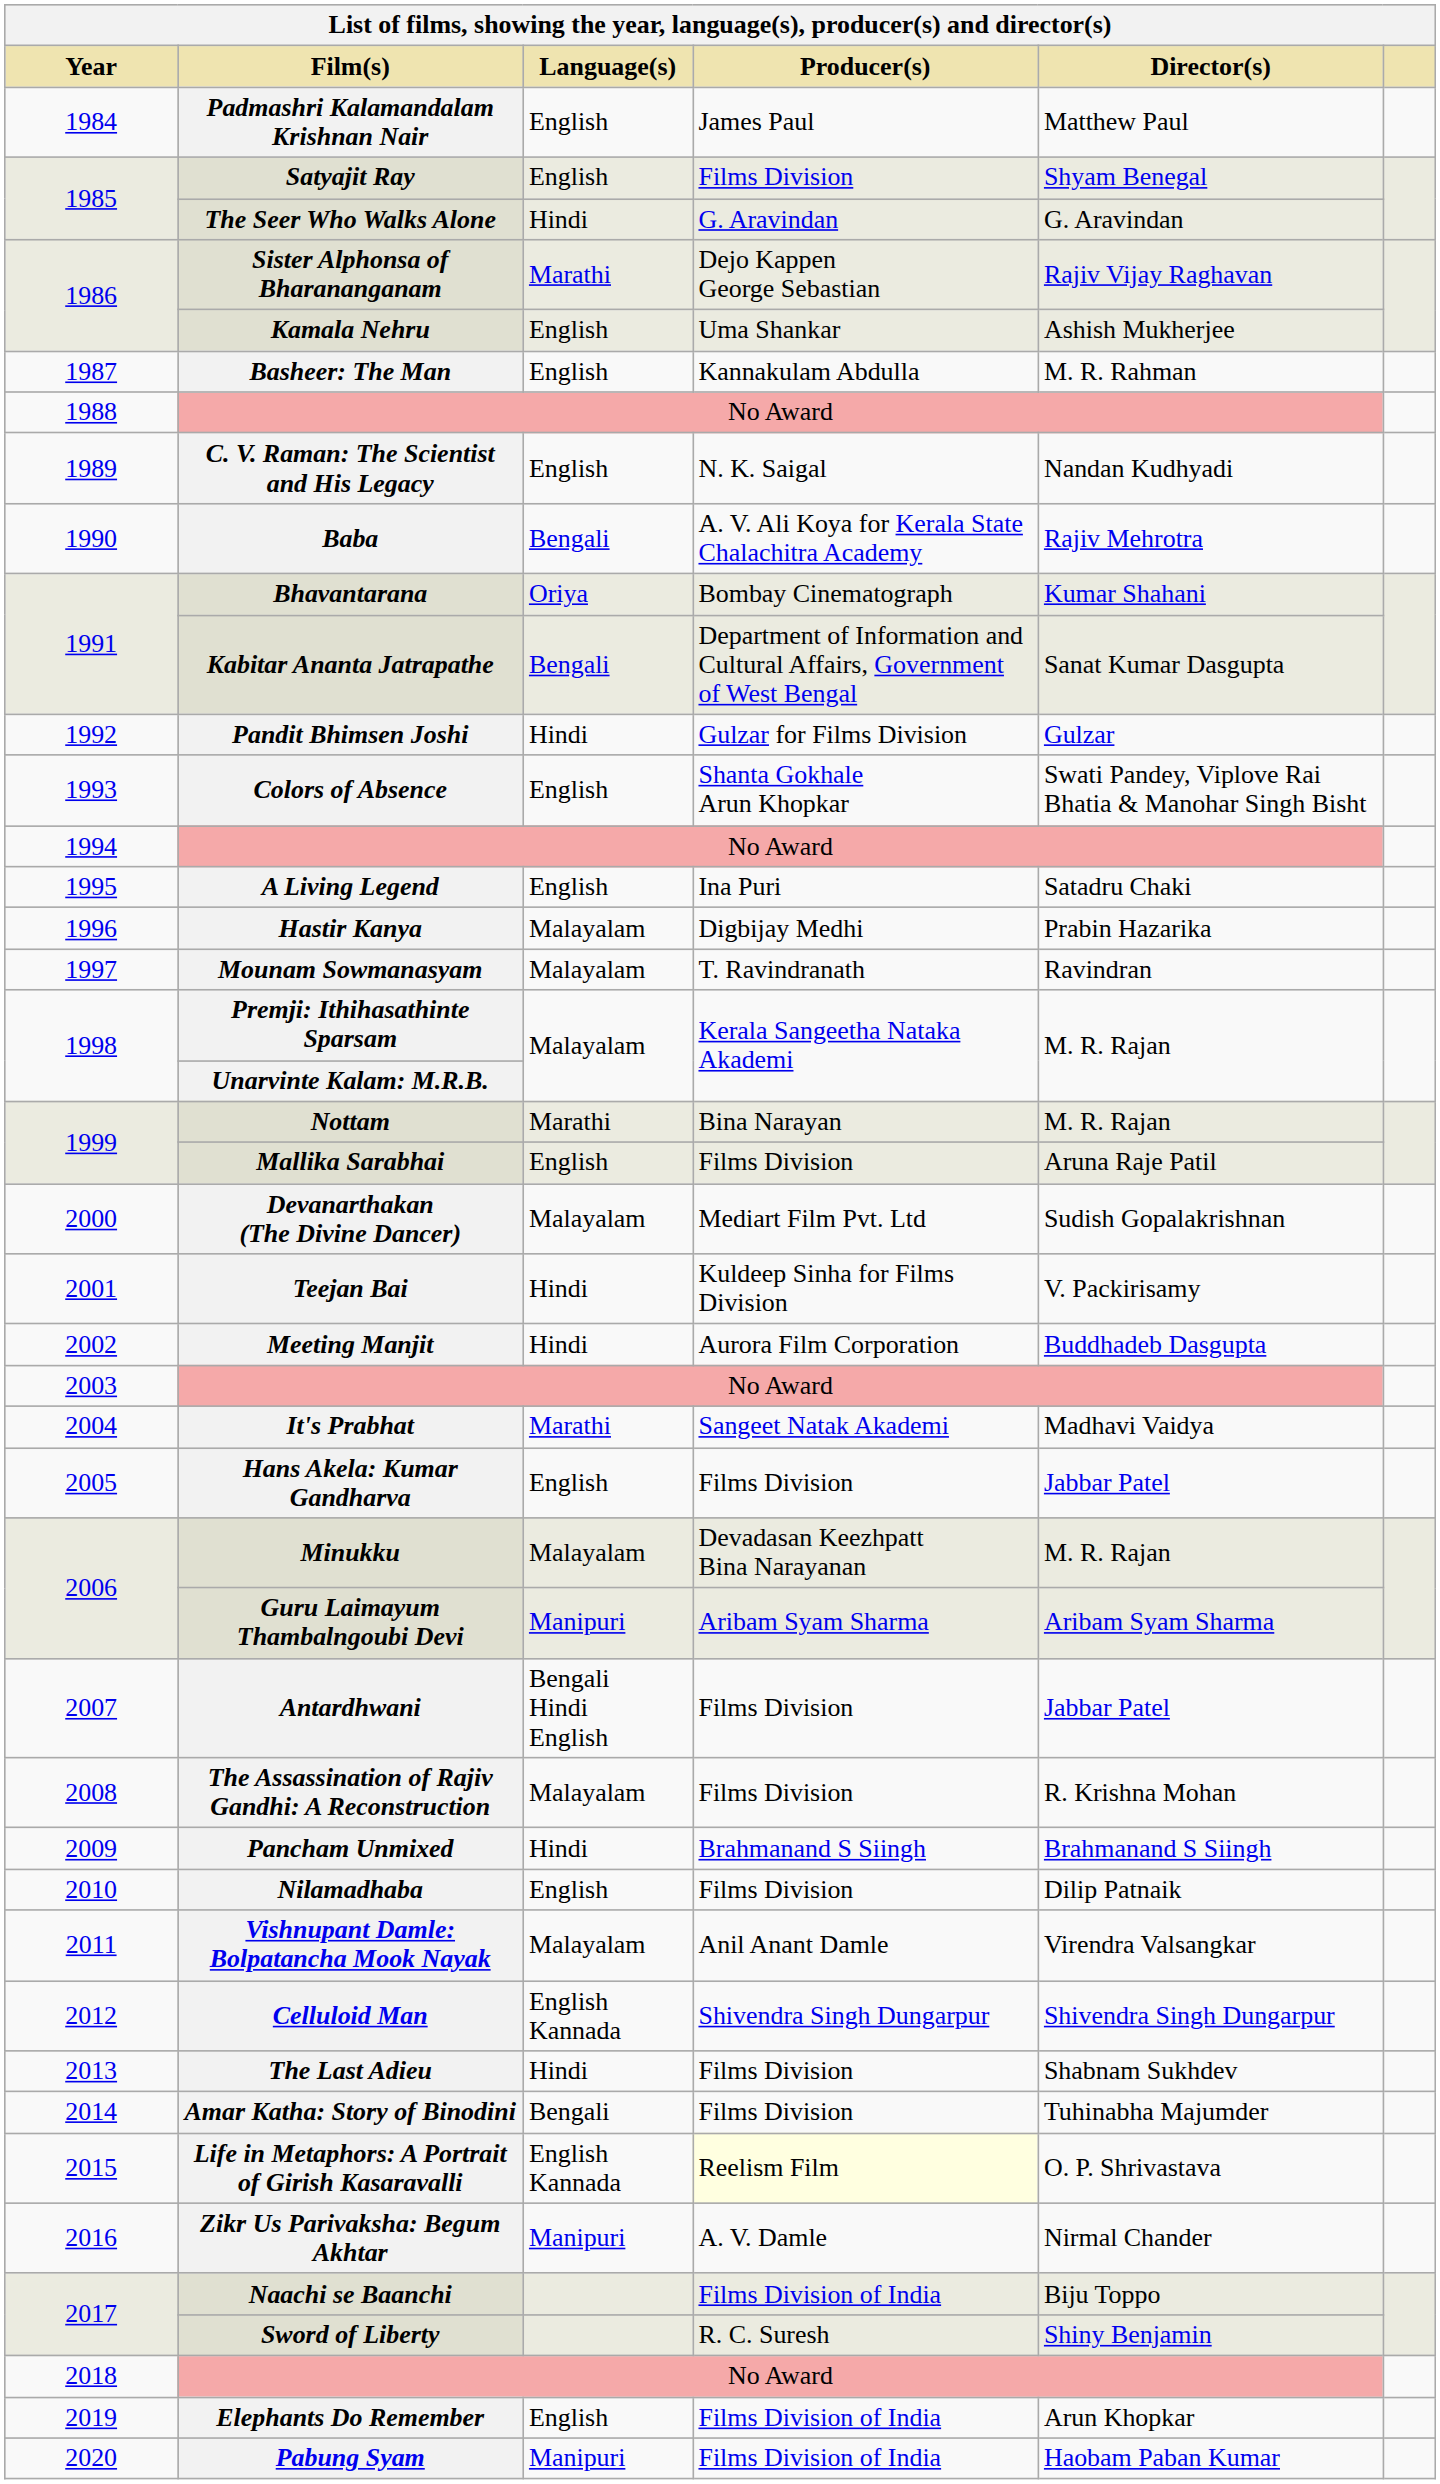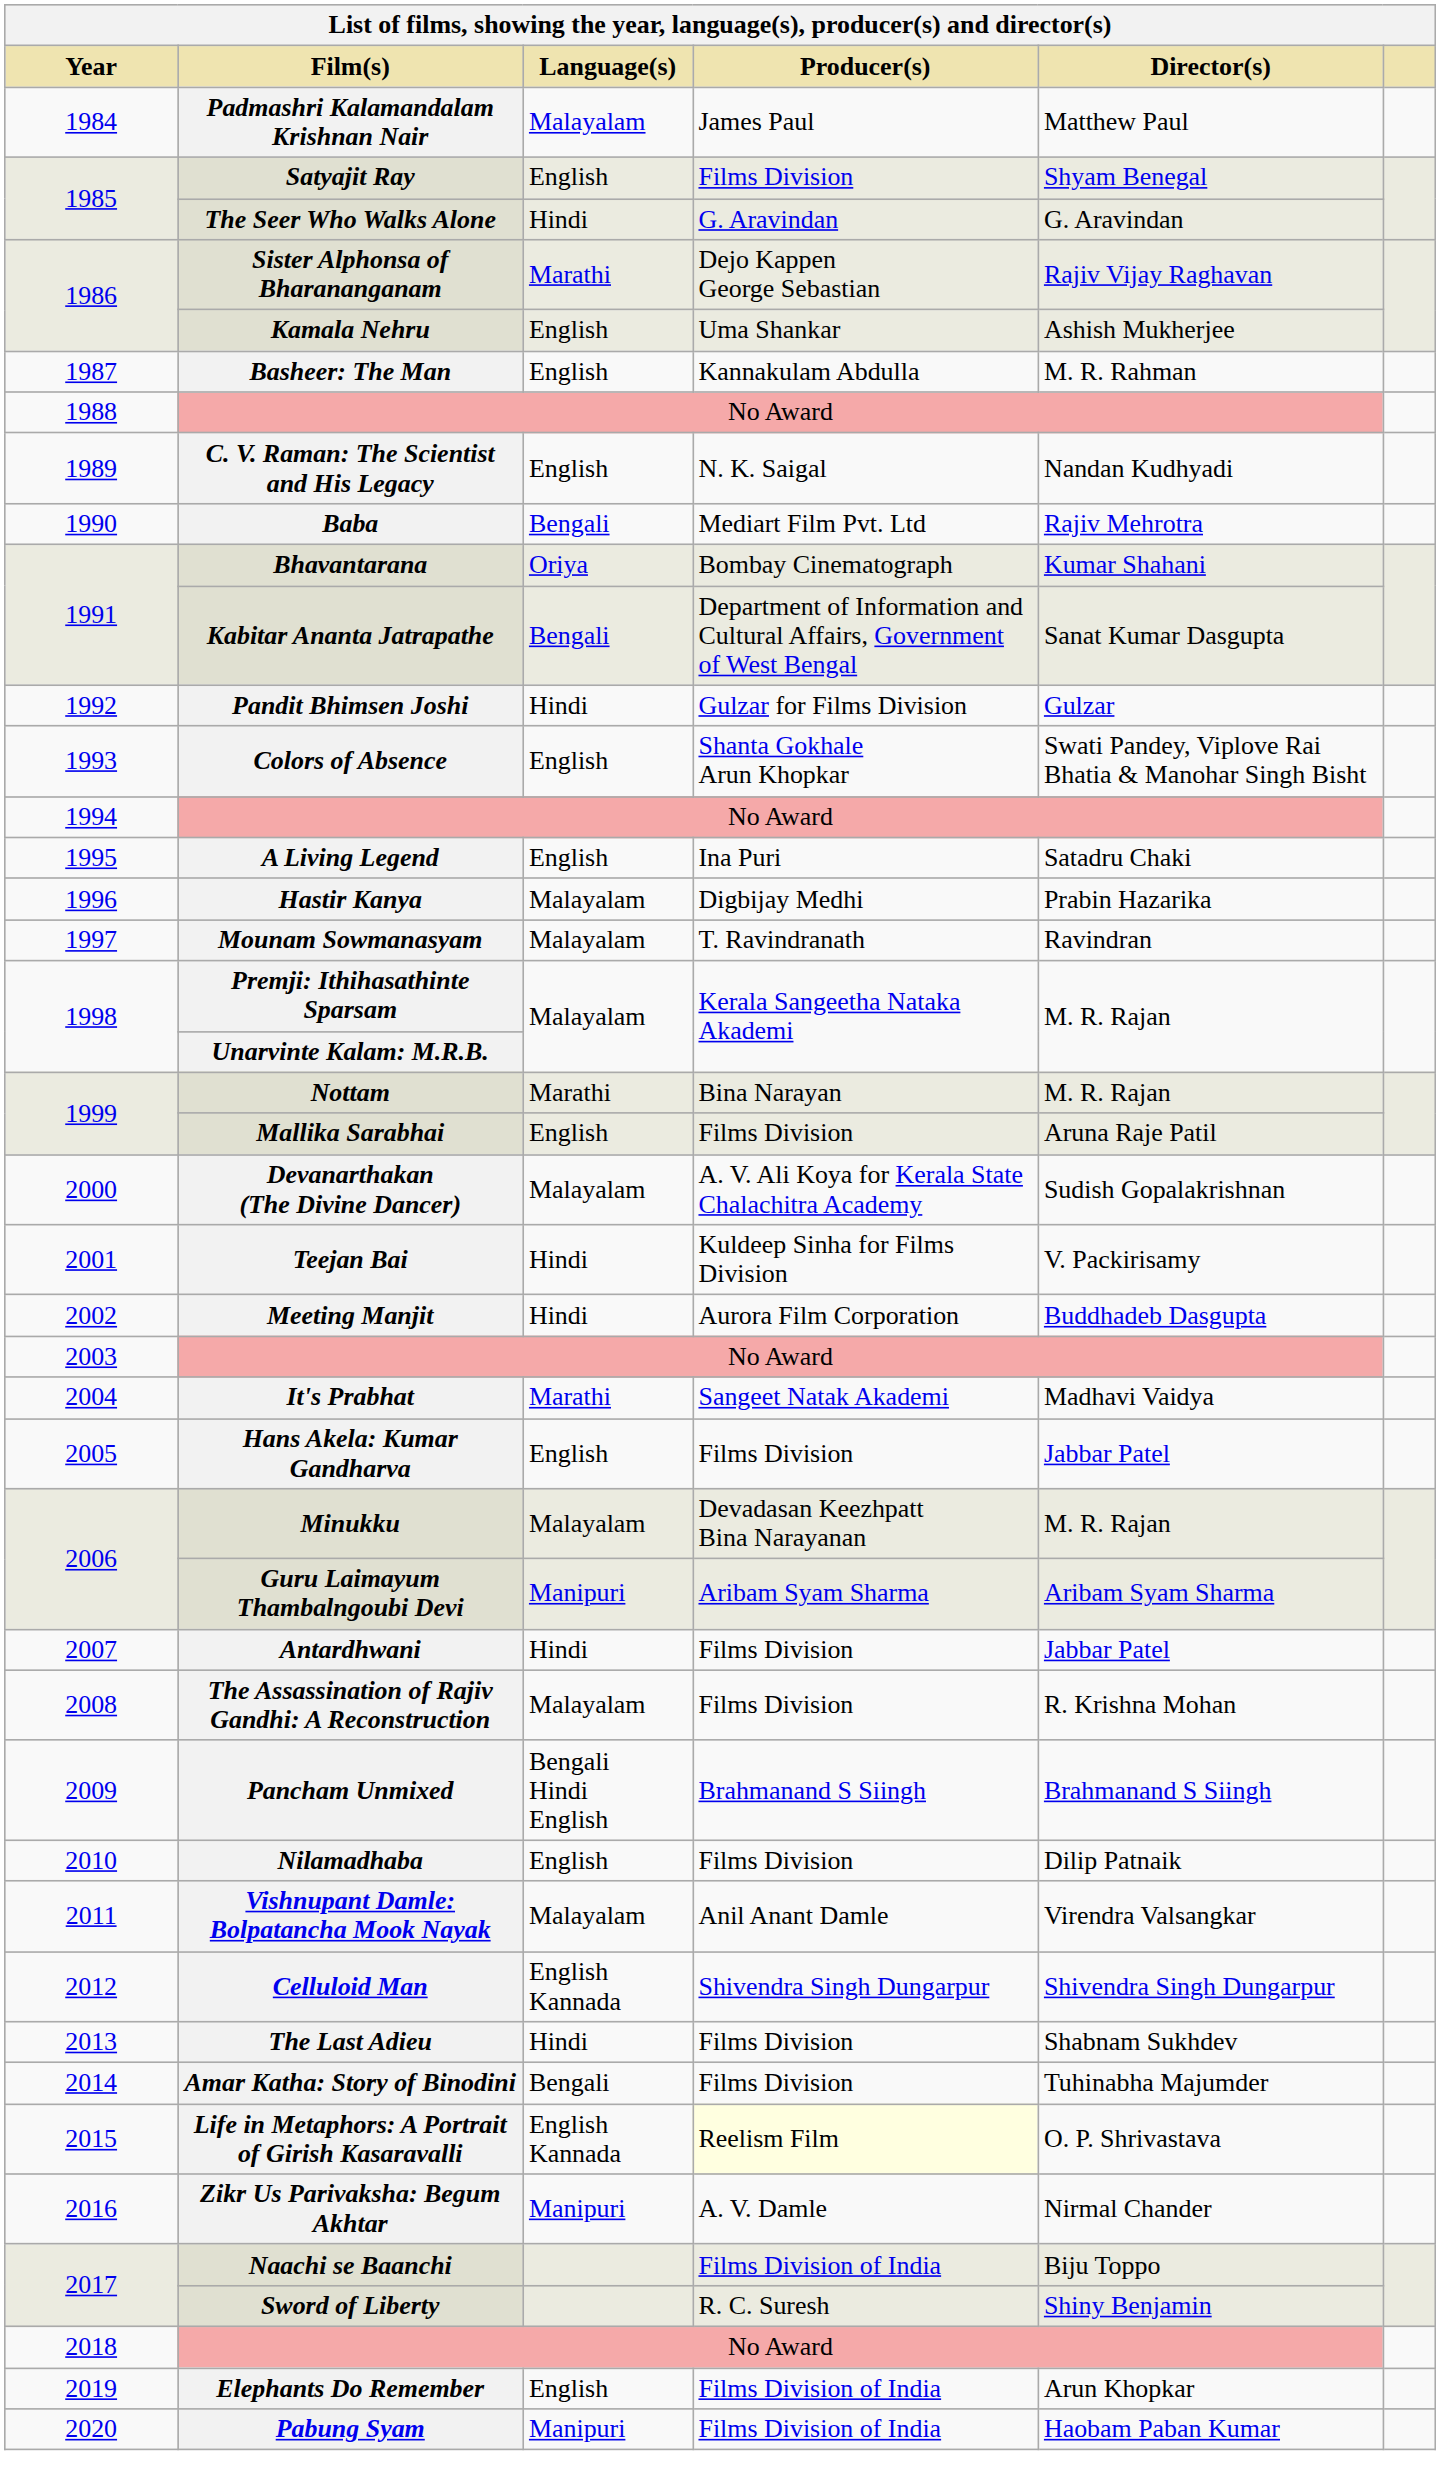(569, 121) English -> (587, 121) Malayalam
(861, 538) A. V. Ali Koya for Kerala State Chalachitra Academy -> (812, 523) Mediart Film Pvt. Ltd
(812, 1218) Mediart Film Pvt. Ltd -> (861, 1189) A. V. Ali Koya for Kerala State Chalachitra Academy
(569, 1707) Bengali Hindi English -> (558, 1649) Hindi
(558, 1848) Hindi -> (569, 1789) Bengali Hindi English
